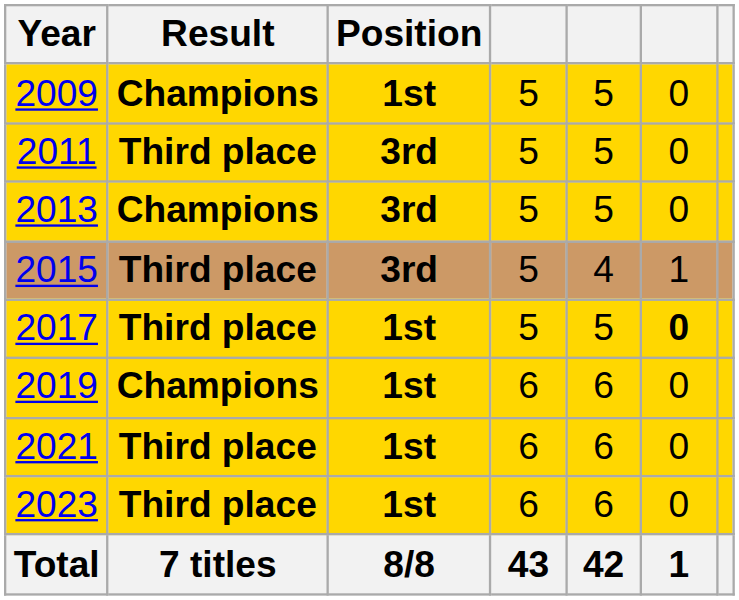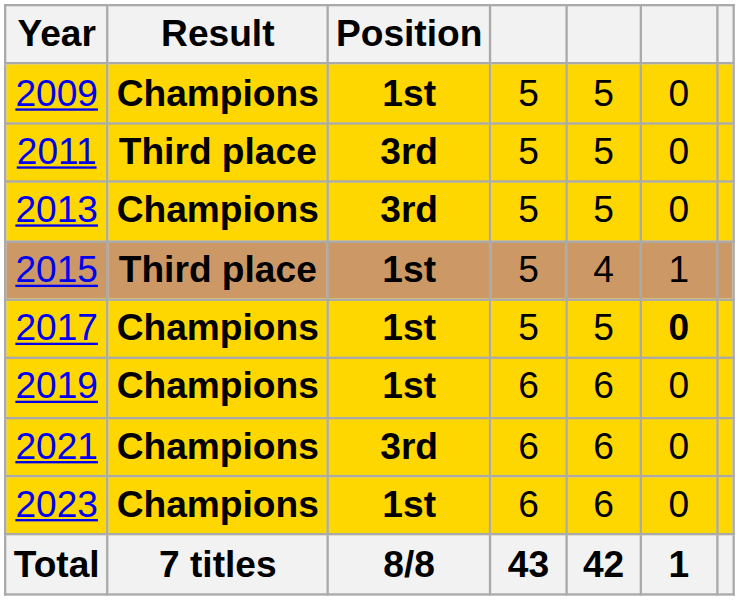(409, 269) 3rd -> (409, 269) 1st
(218, 328) Third place -> (218, 328) Champions
(218, 446) Third place -> (218, 446) Champions
(409, 446) 1st -> (409, 446) 3rd
(218, 504) Third place -> (218, 504) Champions
